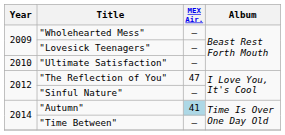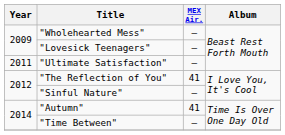(21, 63) 2010 -> (21, 63) 2011
(194, 78) 47 -> (194, 78) 41
(194, 108) lightblue background -> (194, 108) no background
